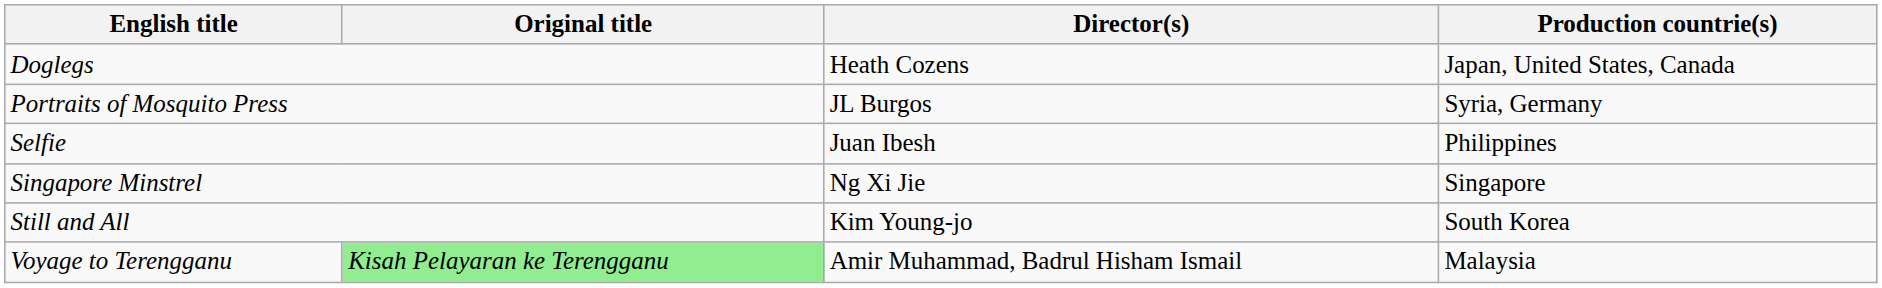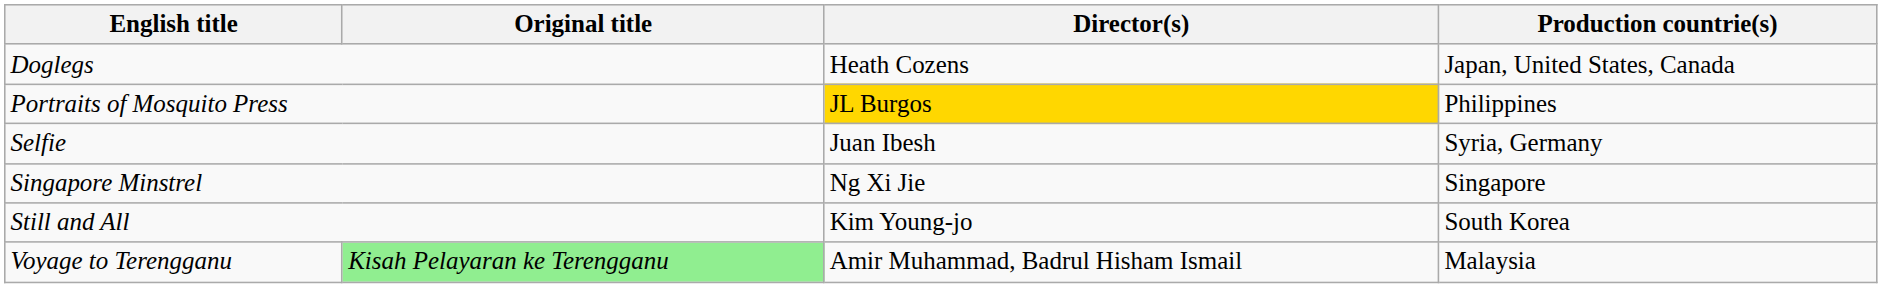(881, 103) no background -> (881, 103) gold background
(1523, 103) Syria, Germany -> (1501, 103) Philippines
(1501, 143) Philippines -> (1523, 143) Syria, Germany
